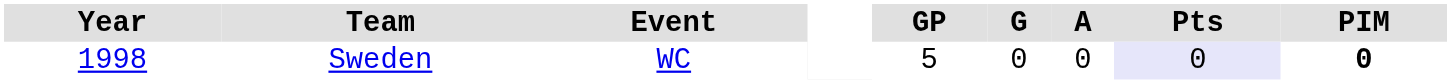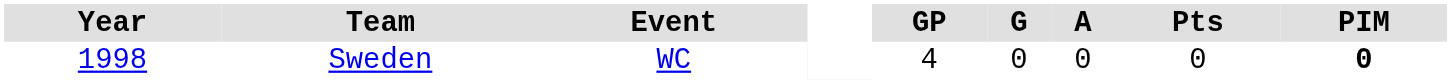(929, 61) 5 -> (929, 61) 4
(1198, 61) lavender background -> (1198, 61) no background
